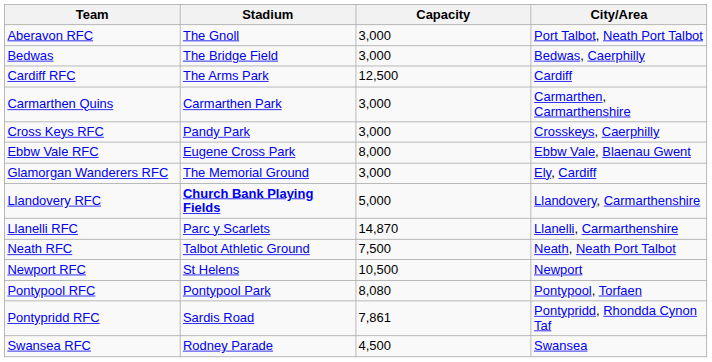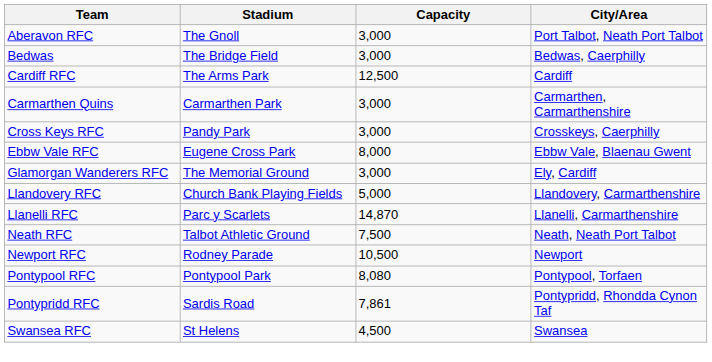(248, 201) bold -> (263, 193) normal
(211, 270) St Helens -> (228, 255) Rodney Parade
(228, 346) Rodney Parade -> (211, 331) St Helens
